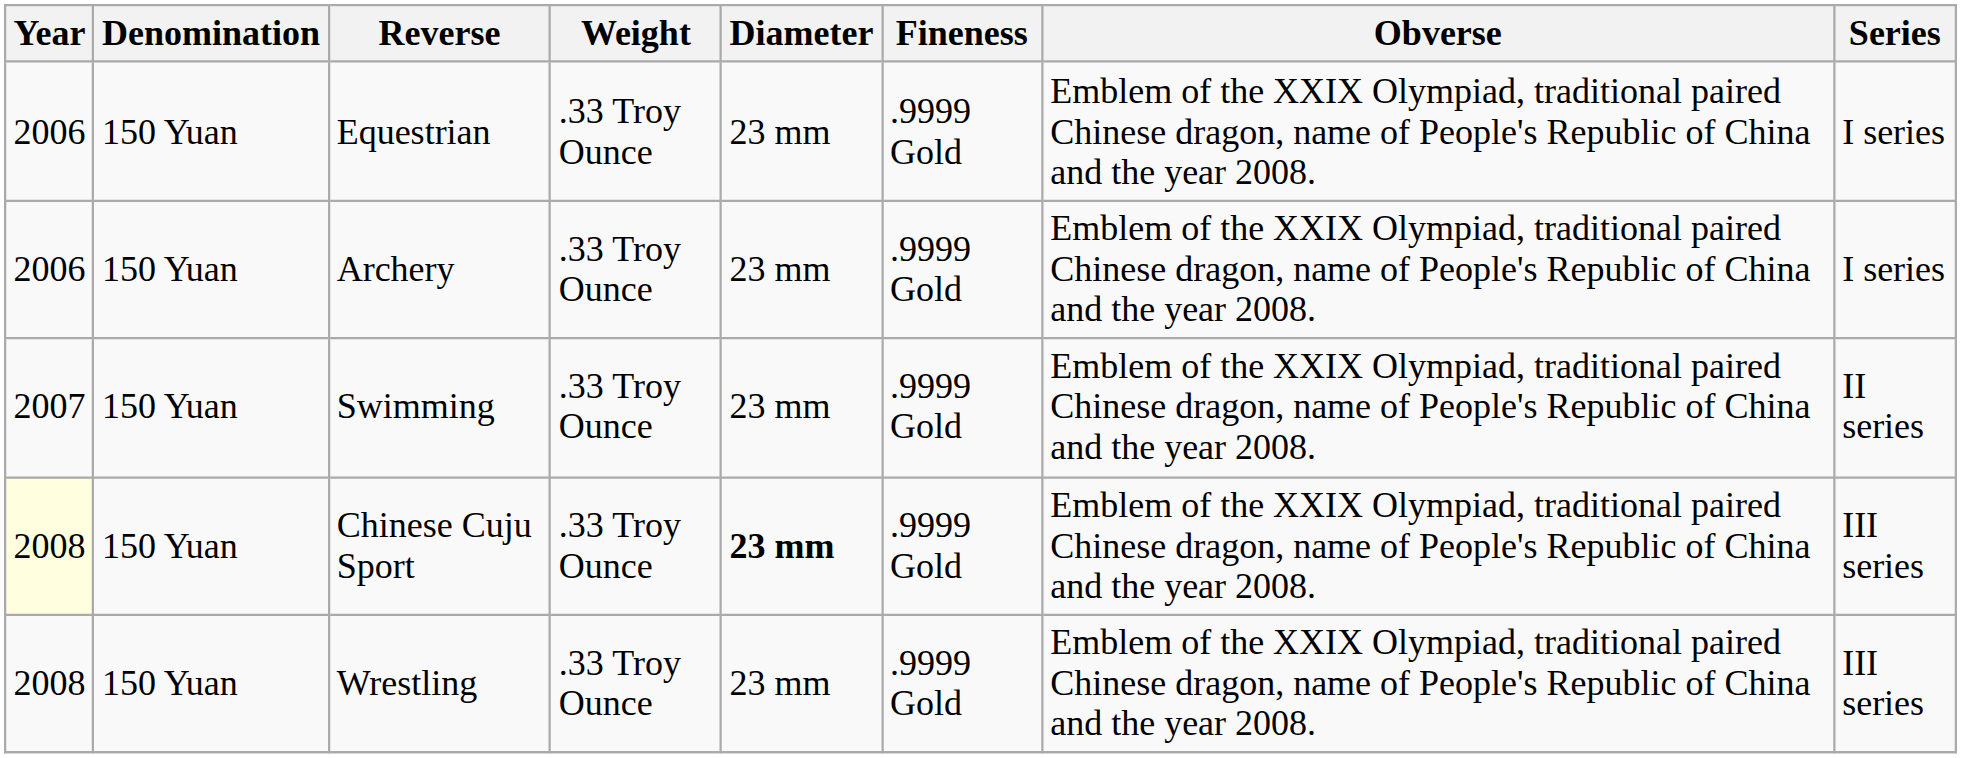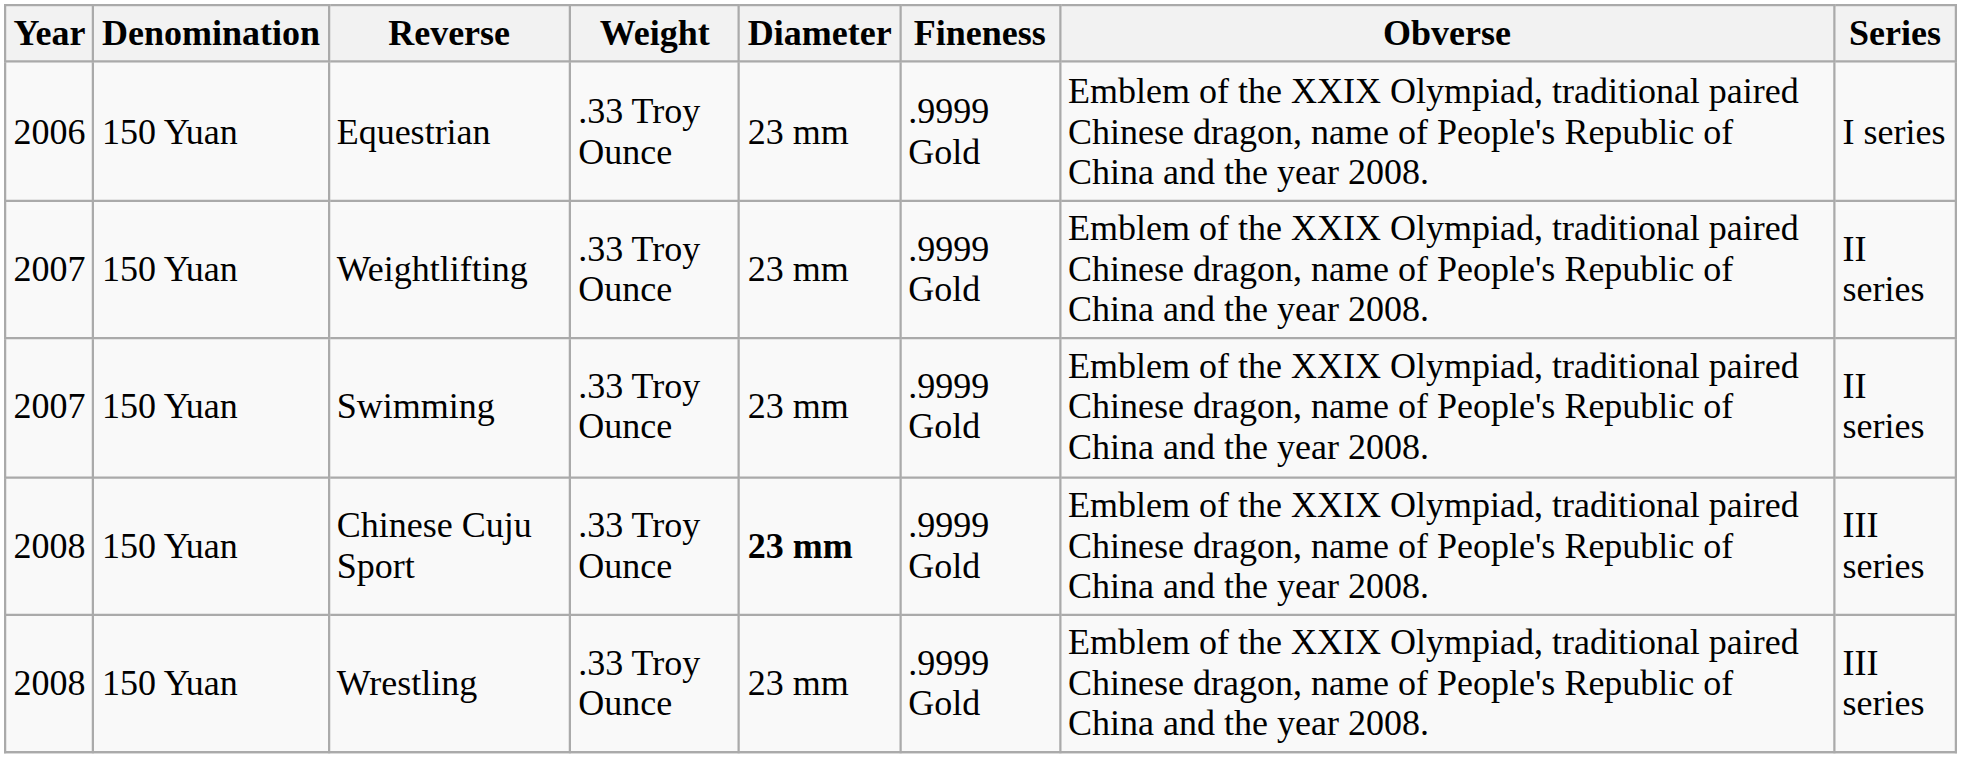- row: (396, 268)
+ row: (432, 268)
(49, 544) lightyellow background -> (49, 544) no background
